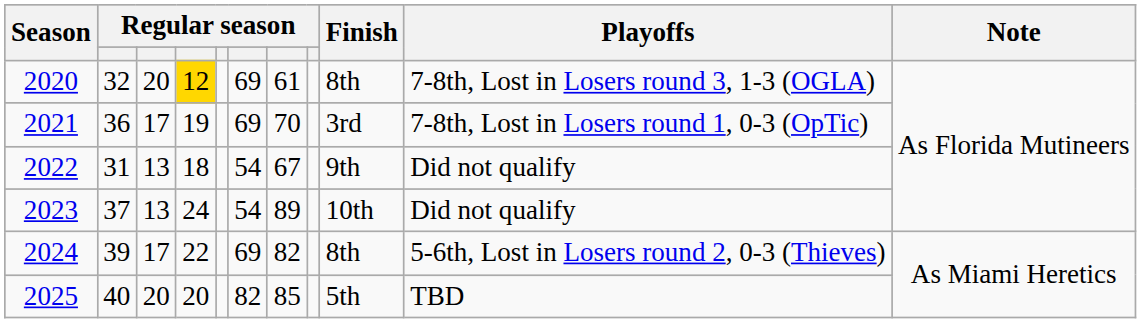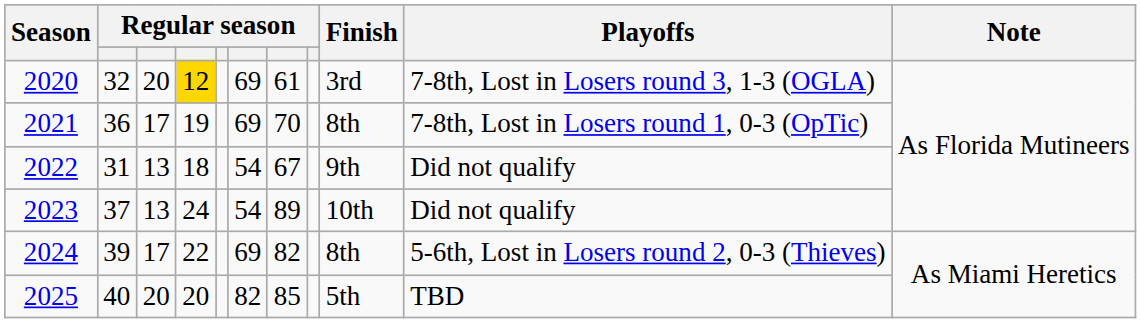(343, 81) 8th -> (344, 81) 3rd
(344, 124) 3rd -> (343, 124) 8th
